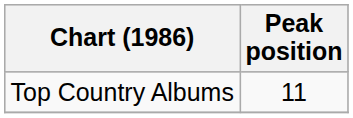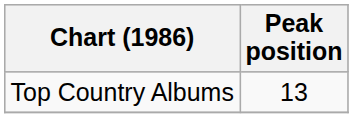(294, 91) 11 -> (294, 91) 13
